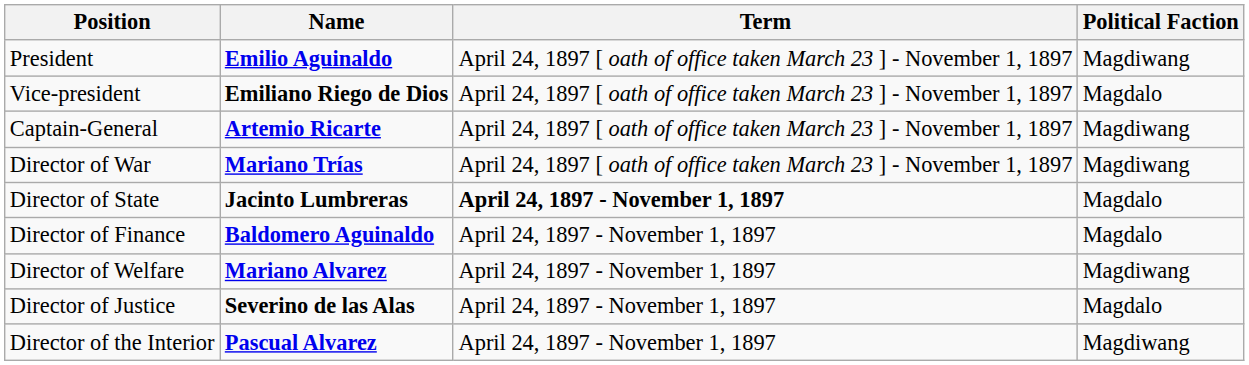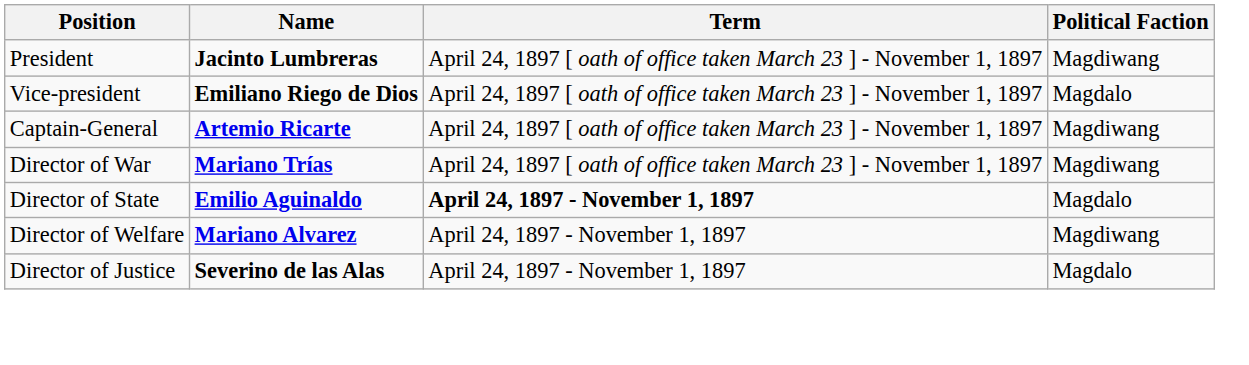(309, 57) Emilio Aguinaldo -> (286, 57) Jacinto Lumbreras
(316, 199) Jacinto Lumbreras -> (278, 199) Emilio Aguinaldo
- row: (98, 235)
- row: (112, 341)
